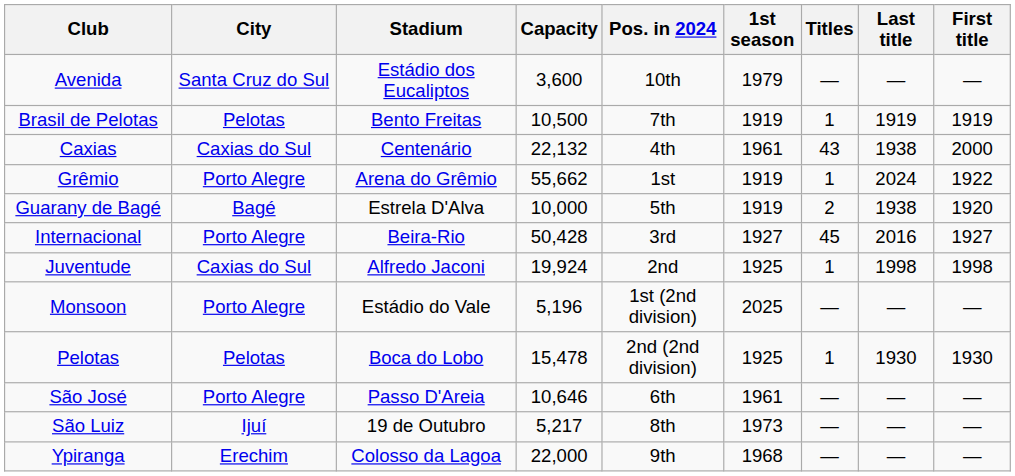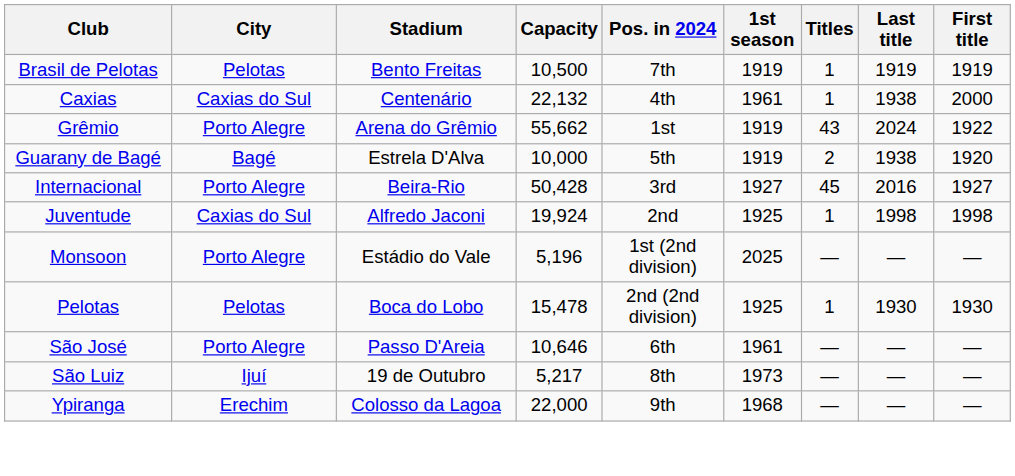- row: (88, 79)
(829, 149) 43 -> (830, 98) 1
(830, 178) 1 -> (829, 128) 43
